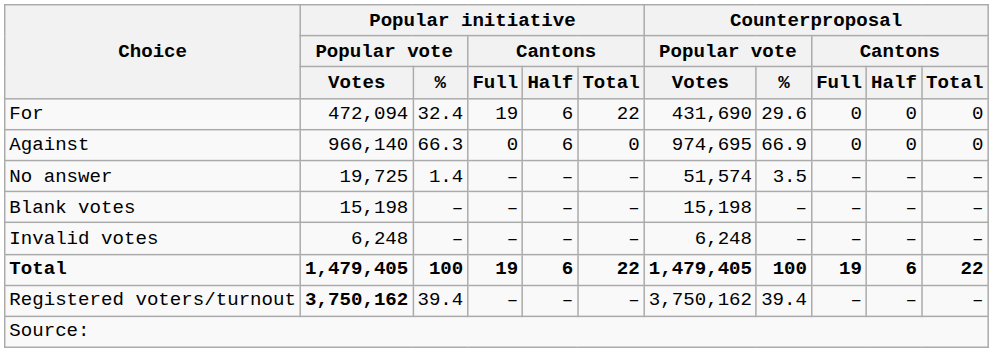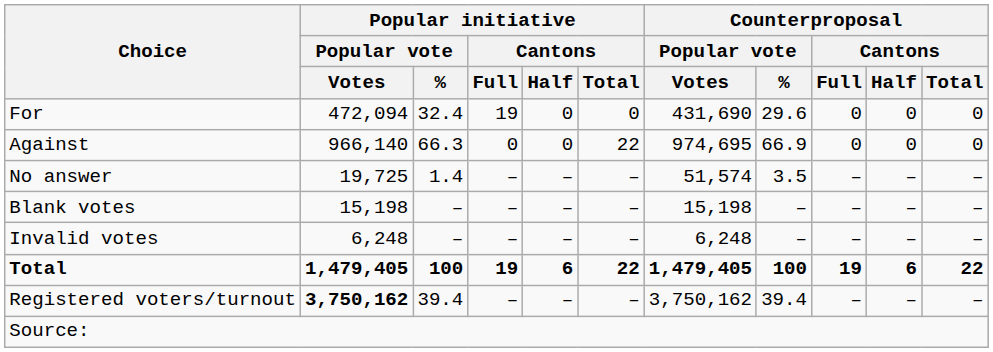(568, 114) 6 -> (568, 114) 0
(628, 114) 22 -> (634, 114) 0
(568, 145) 6 -> (568, 145) 0
(634, 145) 0 -> (628, 145) 22
